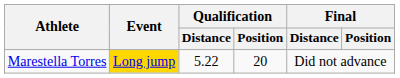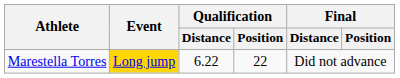(206, 61) 5.22 -> (206, 61) 6.22
(260, 61) 20 -> (260, 61) 22
